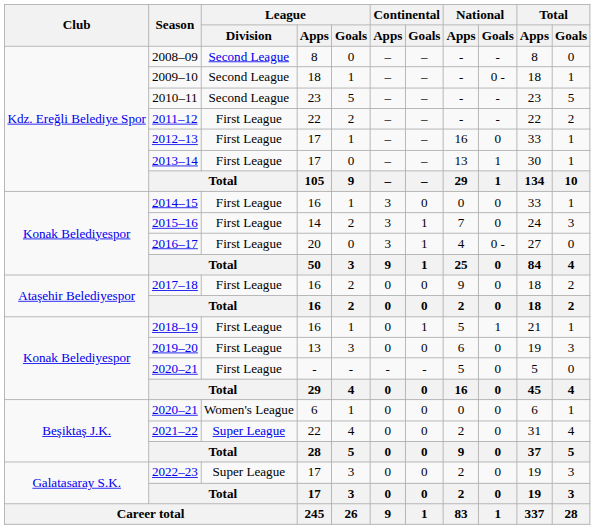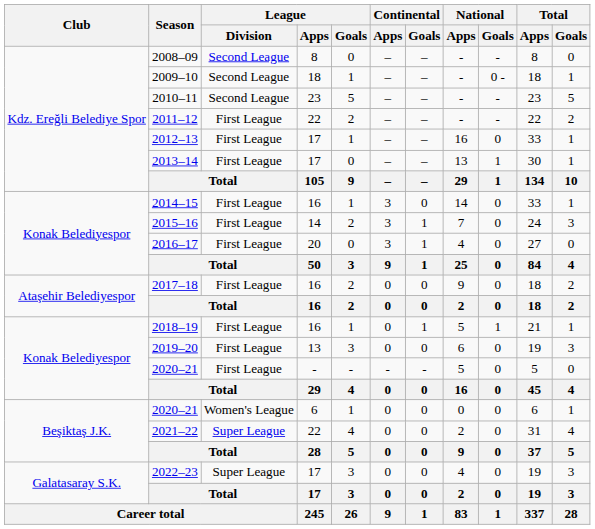(461, 202) 0 -> (461, 202) 14
(498, 243) 0 - -> (498, 243) 0
(461, 472) 2 -> (461, 472) 4
